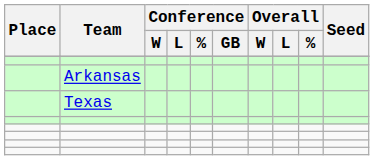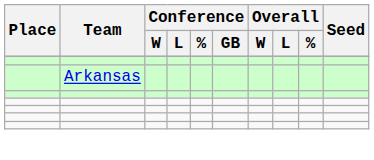- row: (32, 103)
